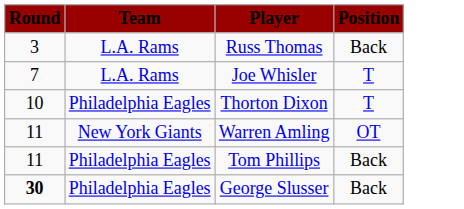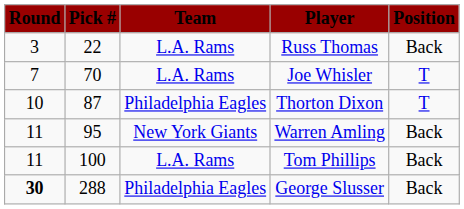+ column: (92, 18)
(368, 132) OT -> (424, 132) Back
(140, 160) Philadelphia Eagles -> (195, 160) L.A. Rams
